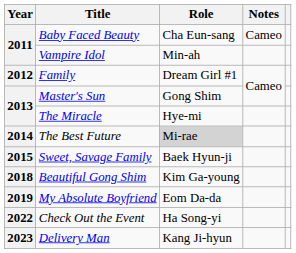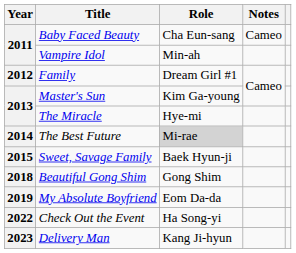(192, 95) Gong Shim -> (201, 95) Kim Ga-young
(201, 177) Kim Ga-young -> (192, 177) Gong Shim
